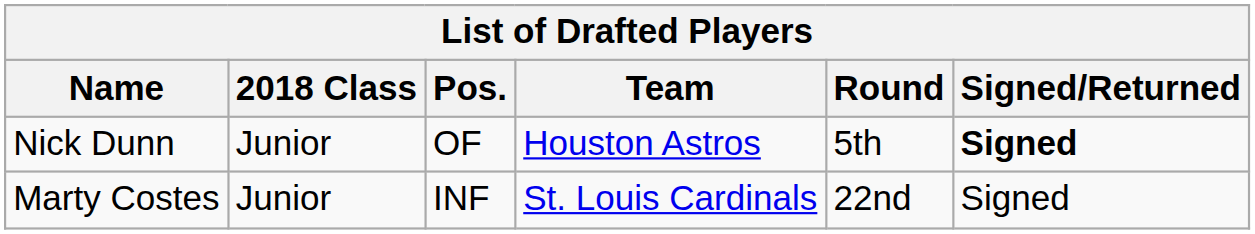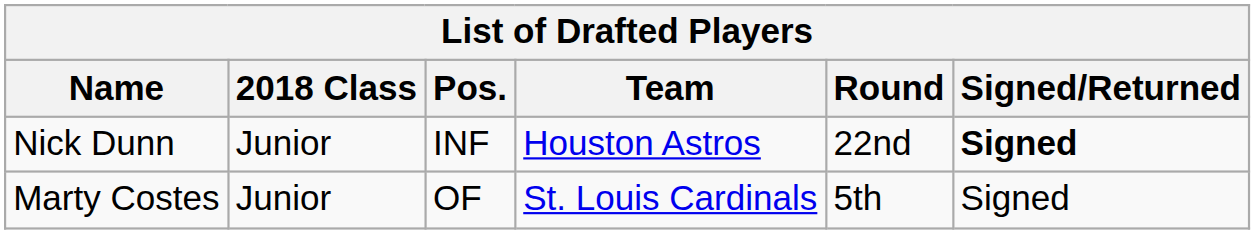(457, 143) OF -> (461, 143) INF
(858, 143) 5th -> (872, 143) 22nd
(461, 198) INF -> (457, 198) OF
(872, 198) 22nd -> (858, 198) 5th
